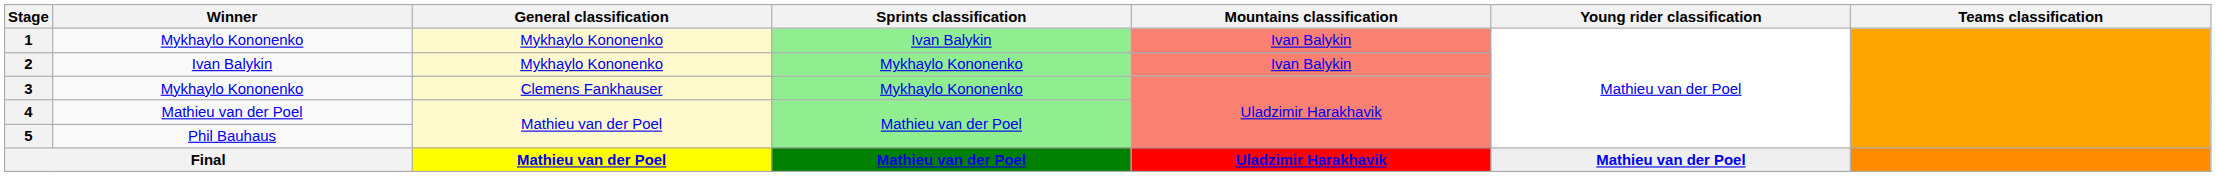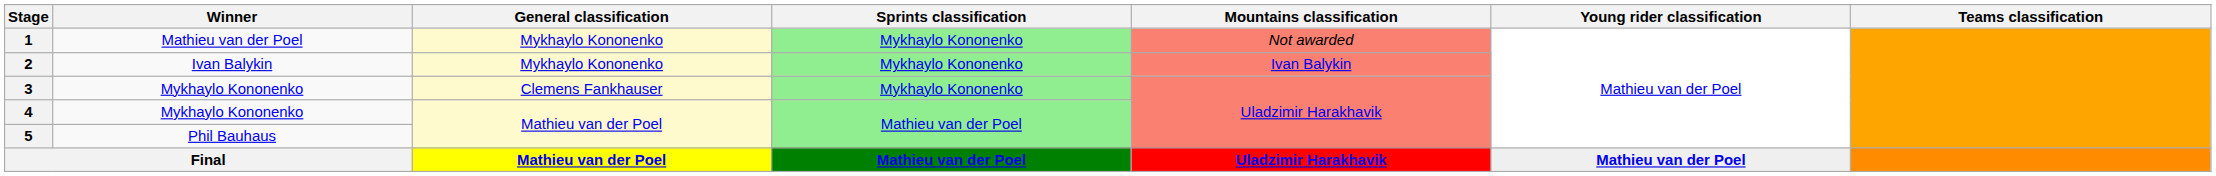(232, 41) Mykhaylo Kononenko -> (232, 41) Mathieu van der Poel
(951, 41) Ivan Balykin -> (951, 41) Mykhaylo Kononenko
(1311, 41) Ivan Balykin -> (1311, 41) Not awarded
(232, 112) Mathieu van der Poel -> (232, 112) Mykhaylo Kononenko
